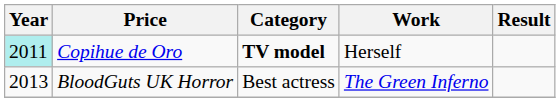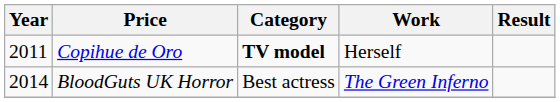(28, 50) paleturquoise background -> (28, 50) no background
(29, 81) 2013 -> (29, 81) 2014
